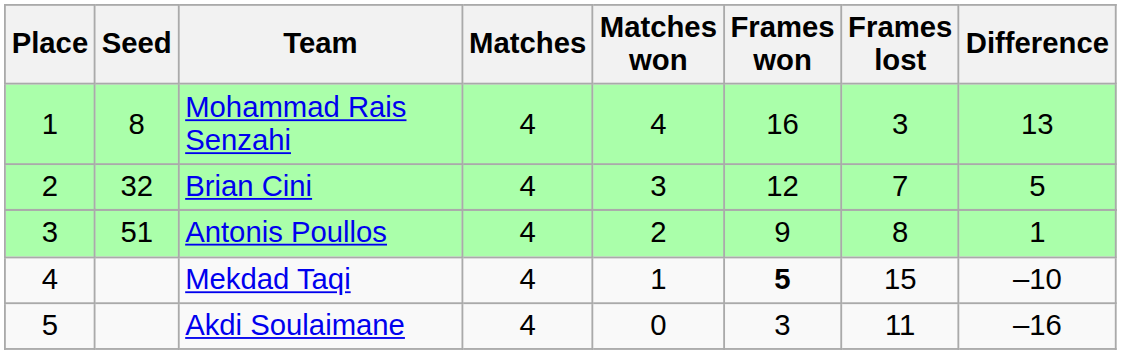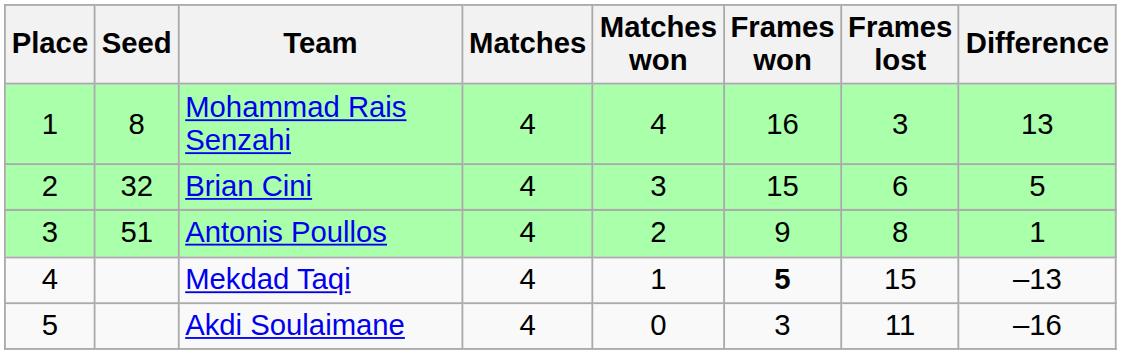(783, 186) 12 -> (783, 186) 15
(900, 186) 7 -> (900, 186) 6
(1037, 279) –10 -> (1037, 279) –13
